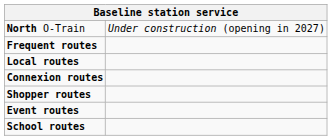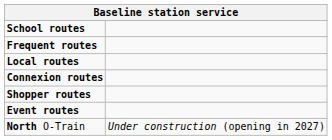rows swapped: (46, 29) <-> (46, 127)
